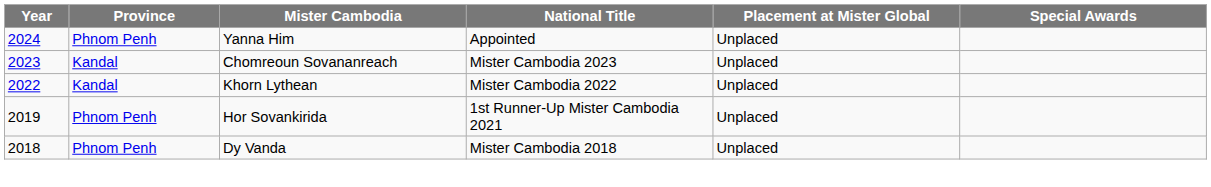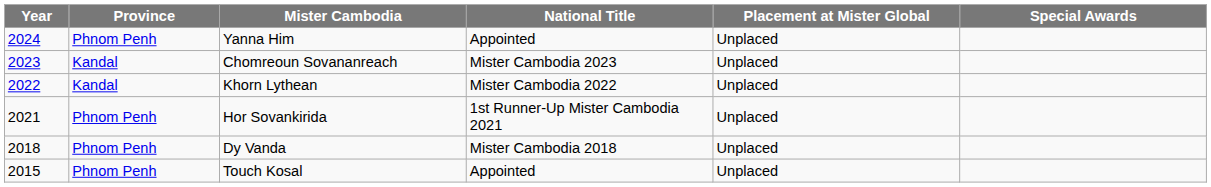(24, 117) 2019 -> (24, 117) 2021
+ row: (263, 171)
